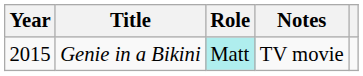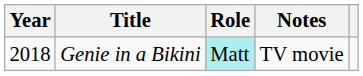(30, 53) 2015 -> (30, 53) 2018
